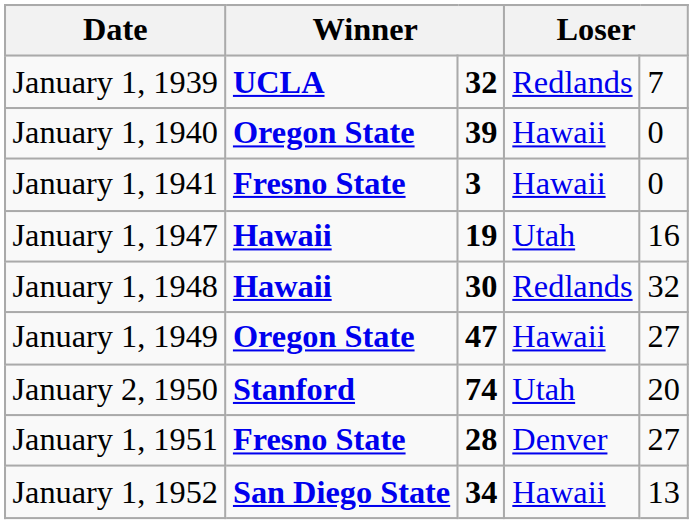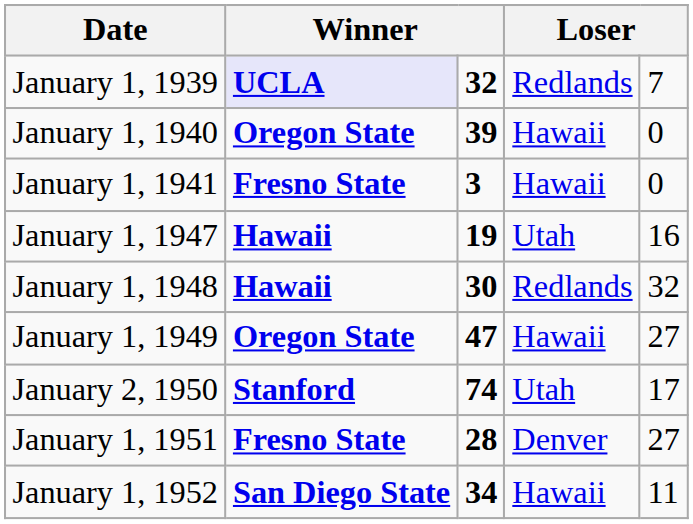(279, 81) no background -> (279, 81) lavender background
(664, 388) 20 -> (664, 388) 17
(664, 491) 13 -> (663, 491) 11
